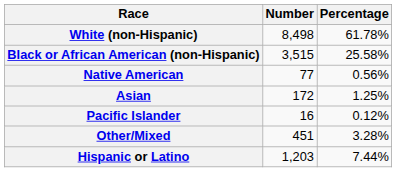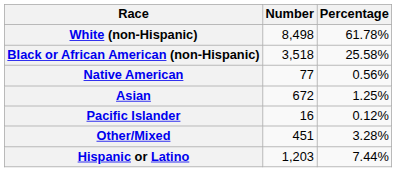(298, 55) 3,515 -> (298, 55) 3,518
(303, 95) 172 -> (303, 95) 672
